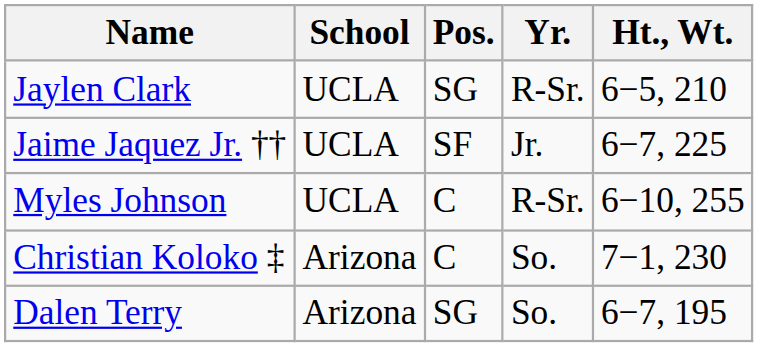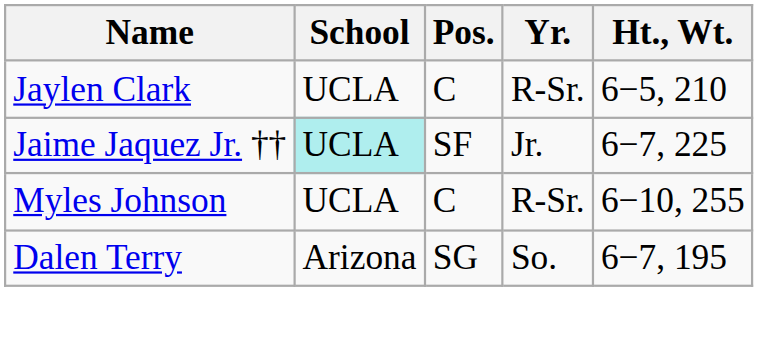(455, 88) SG -> (445, 88) C
(351, 144) no background -> (351, 144) paleturquoise background
- row: (149, 256)
